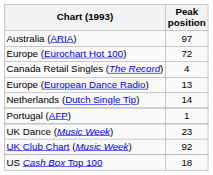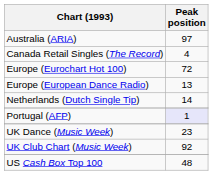rows swapped: (85, 69) <-> (67, 54)
(187, 116) no background -> (187, 116) lavender background
(187, 162) 18 -> (187, 162) 48
